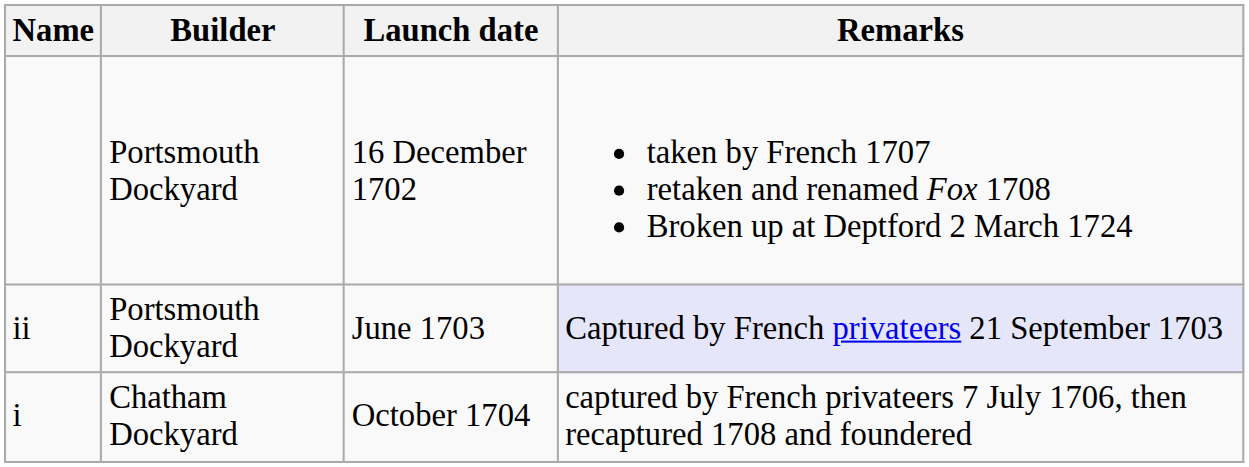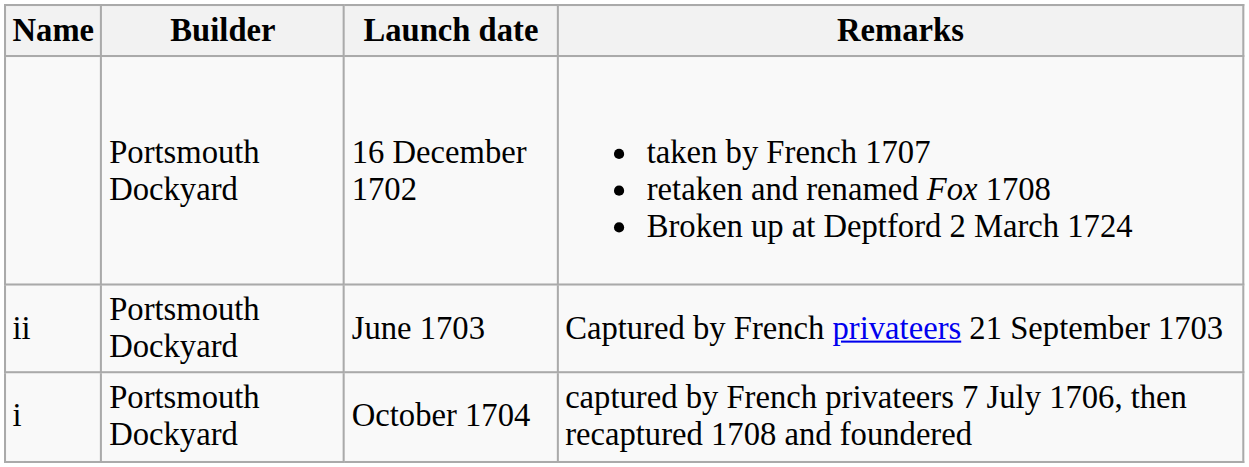(894, 327) lavender background -> (894, 327) no background
(174, 416) Chatham Dockyard -> (184, 416) Portsmouth Dockyard
